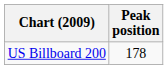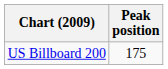(136, 53) 178 -> (136, 53) 175
